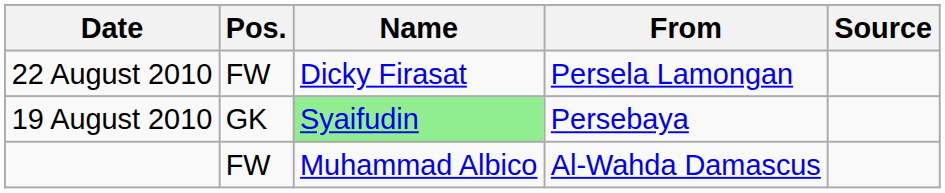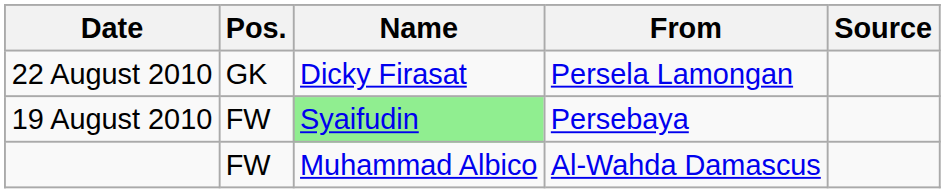(248, 74) FW -> (247, 74) GK
(247, 119) GK -> (248, 119) FW
